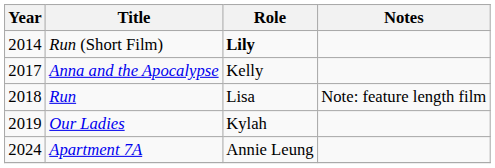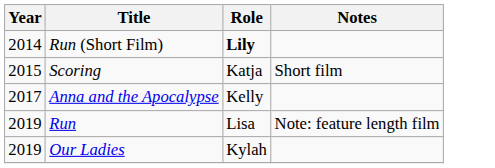+ row: (75, 70)
(25, 96) 2018 -> (25, 123) 2019
- row: (96, 149)
